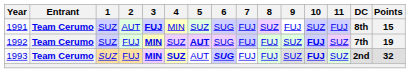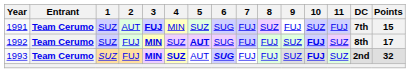(361, 26) 8th -> (361, 26) 7th
(361, 41) 7th -> (361, 41) 8th
(388, 41) 19 -> (388, 41) 17
